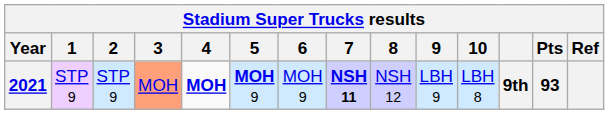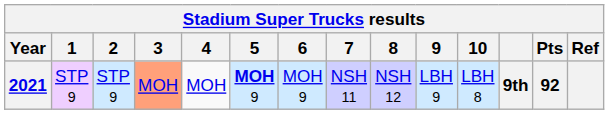(206, 85) bold -> (206, 85) normal
(349, 85) bold -> (349, 85) normal
(550, 85) 93 -> (550, 85) 92
